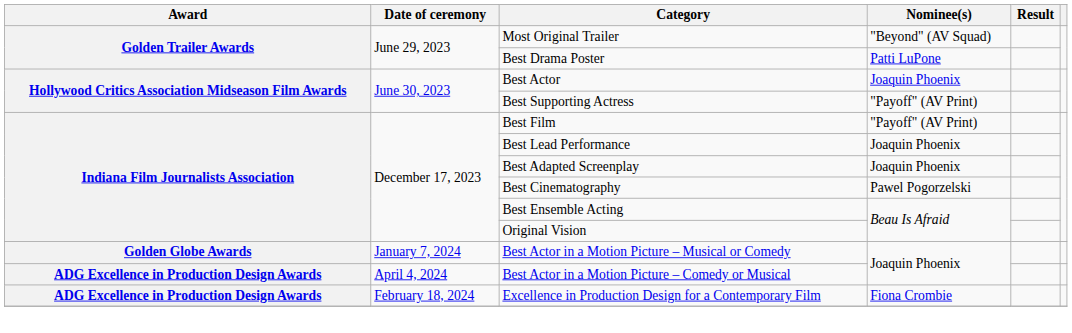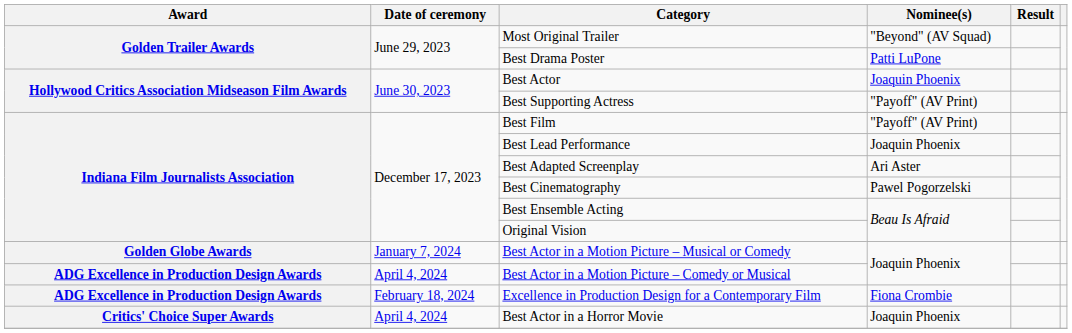(915, 166) Joaquin Phoenix -> (895, 166) Ari Aster
+ row: (583, 317)
